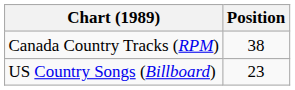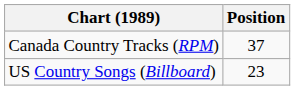(256, 44) 38 -> (256, 44) 37
